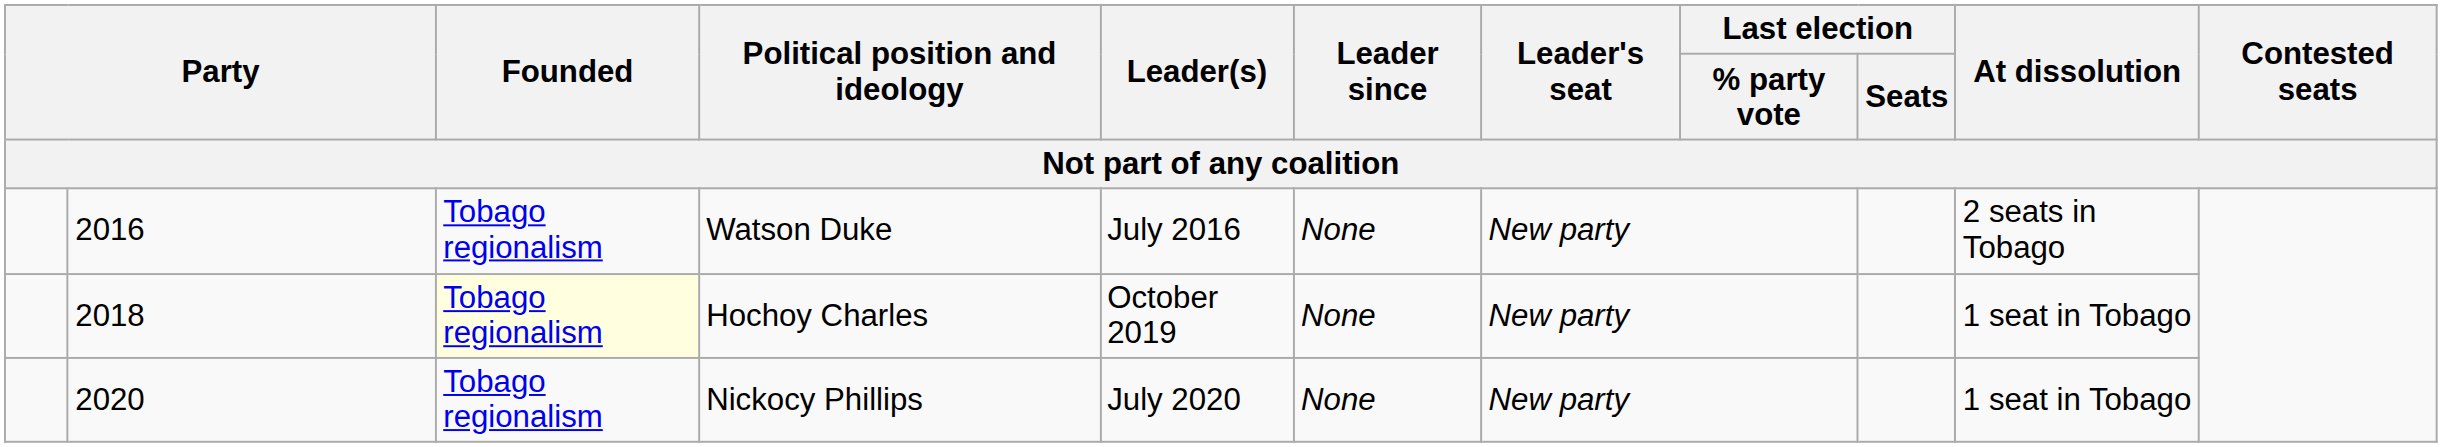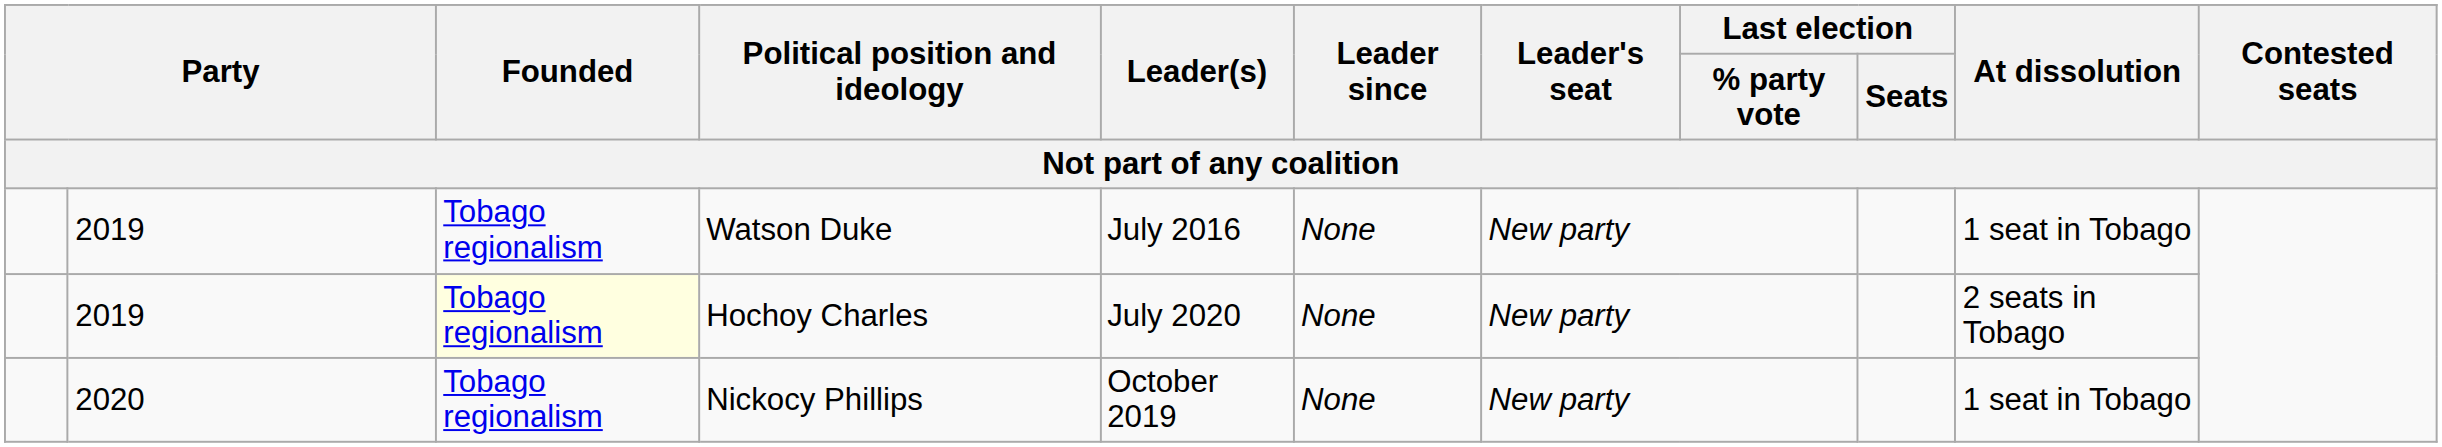(110, 230) 2016 -> (110, 230) 2019
(2030, 230) 2 seats in Tobago -> (2077, 230) 1 seat in Tobago
(110, 314) 2018 -> (110, 314) 2019
(1163, 314) October 2019 -> (1174, 314) July 2020
(2077, 314) 1 seat in Tobago -> (2030, 314) 2 seats in Tobago
(1174, 399) July 2020 -> (1163, 399) October 2019
